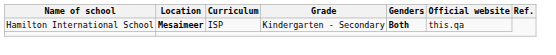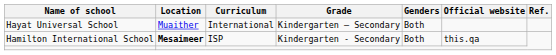+ row: (62, 25)
(399, 25) bold -> (414, 39) normal
